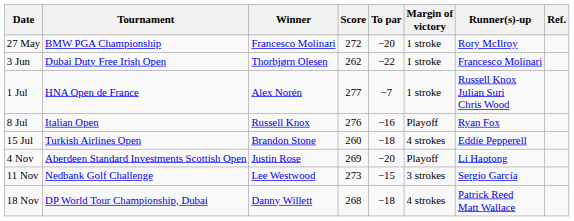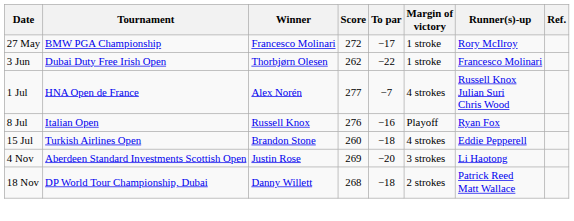(386, 44) −20 -> (386, 44) −17
(424, 92) 1 stroke -> (426, 92) 4 strokes
(422, 158) Playoff -> (426, 158) 3 strokes
- row: (23, 176)
(426, 200) 4 strokes -> (426, 182) 2 strokes
